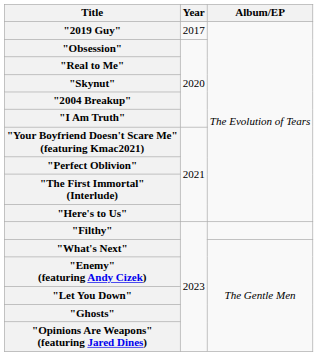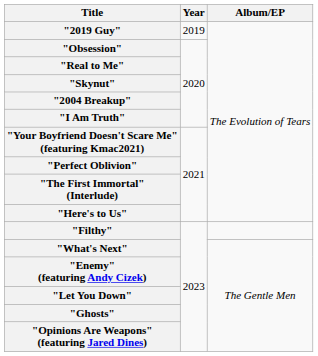(194, 30) 2017 -> (194, 30) 2019
